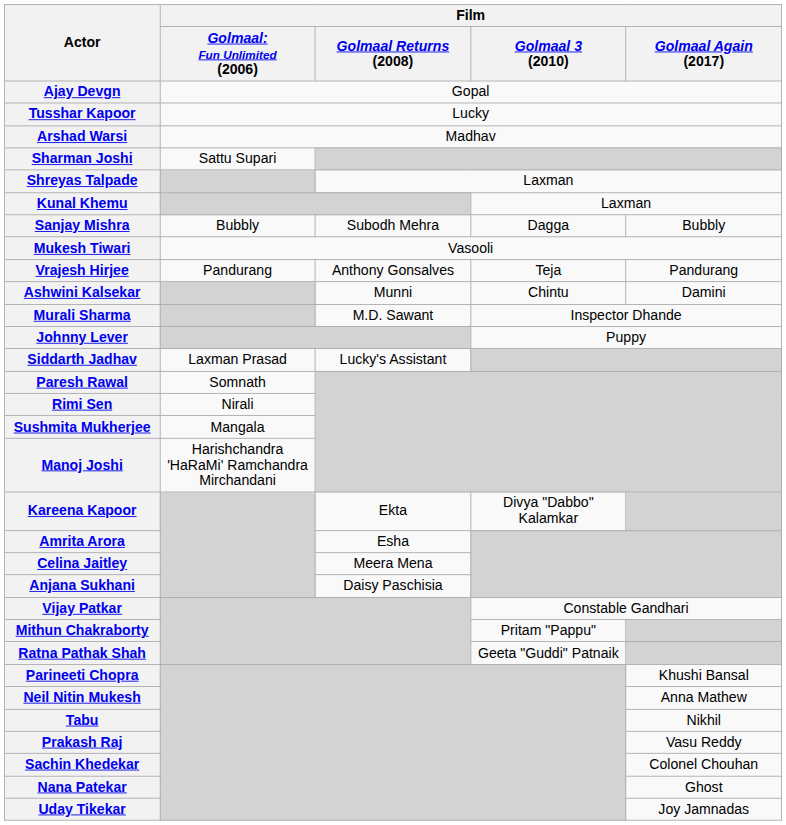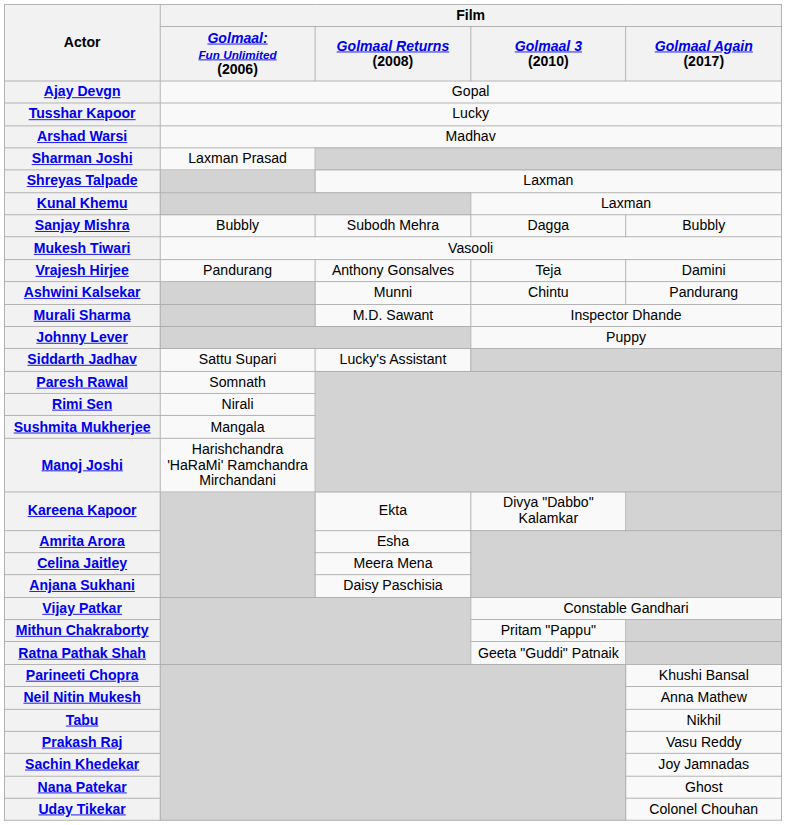(238, 158) Sattu Supari -> (238, 158) Laxman Prasad
(704, 270) Pandurang -> (704, 270) Damini
(704, 292) Damini -> (704, 292) Pandurang
(238, 359) Laxman Prasad -> (238, 359) Sattu Supari
(704, 764) Colonel Chouhan -> (704, 764) Joy Jamnadas
(704, 809) Joy Jamnadas -> (704, 809) Colonel Chouhan
